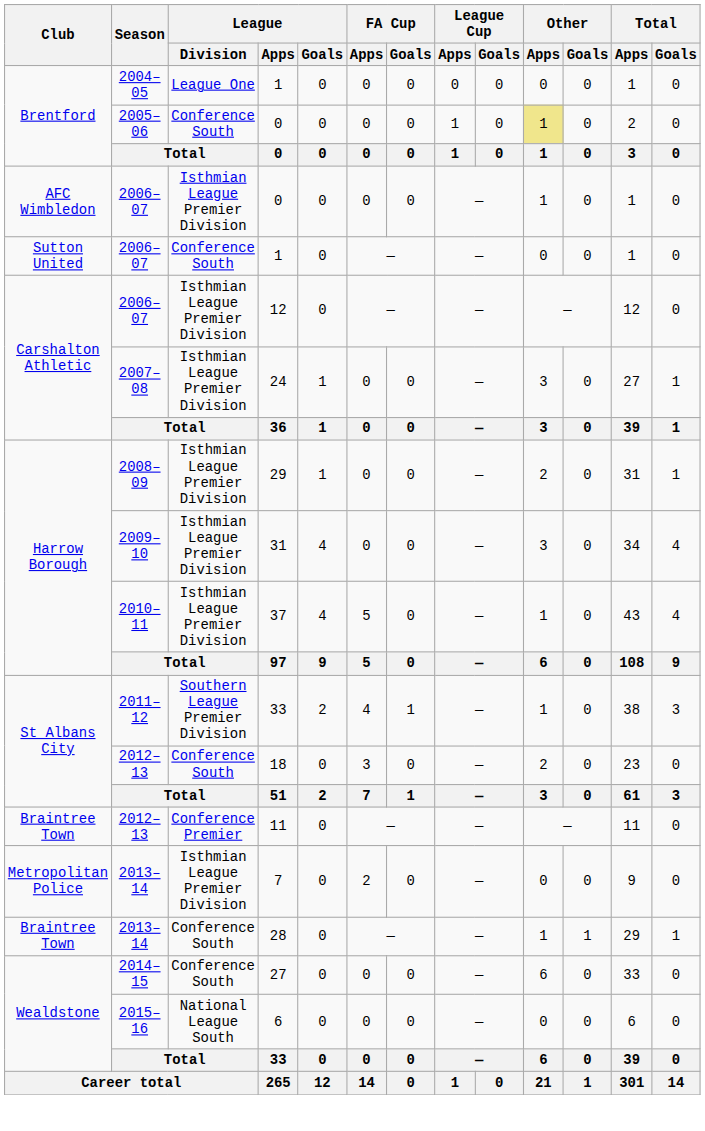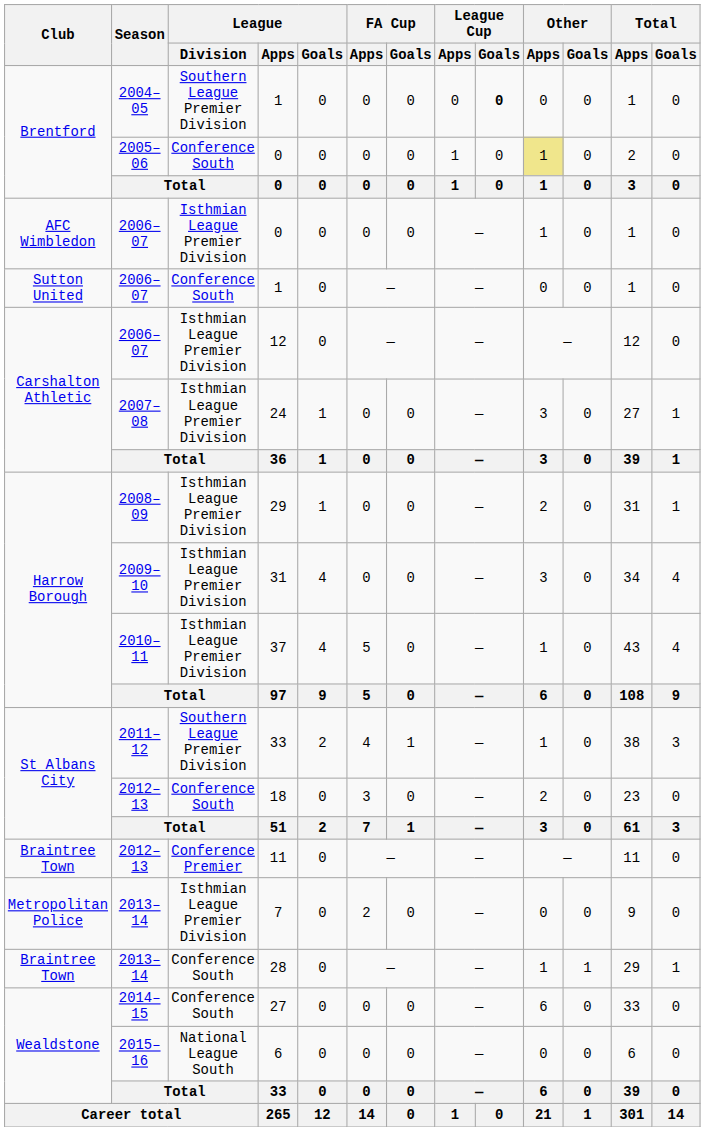(213, 85) League One -> (213, 101) Southern League Premier Division
(499, 85) normal -> (499, 101) bold
